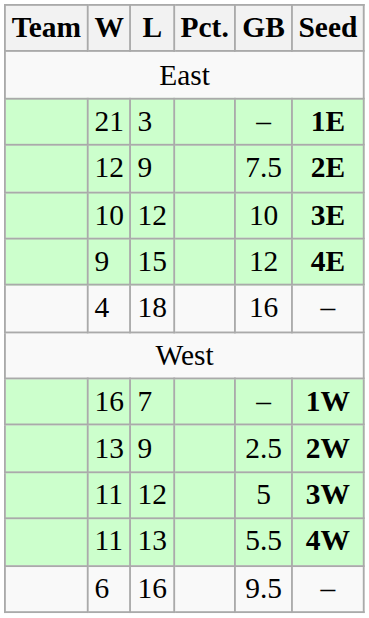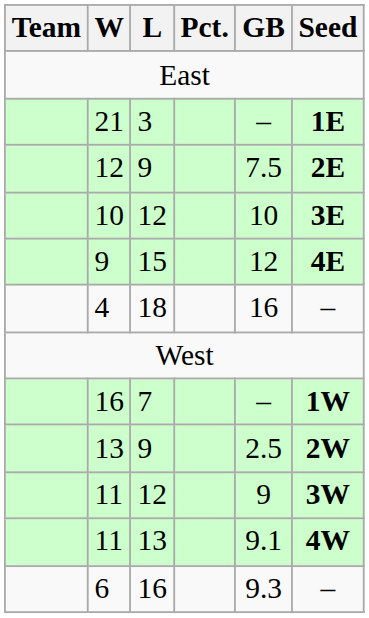(264, 494) 5 -> (264, 494) 9
(264, 541) 5.5 -> (264, 541) 9.1
(264, 588) 9.5 -> (264, 588) 9.3
